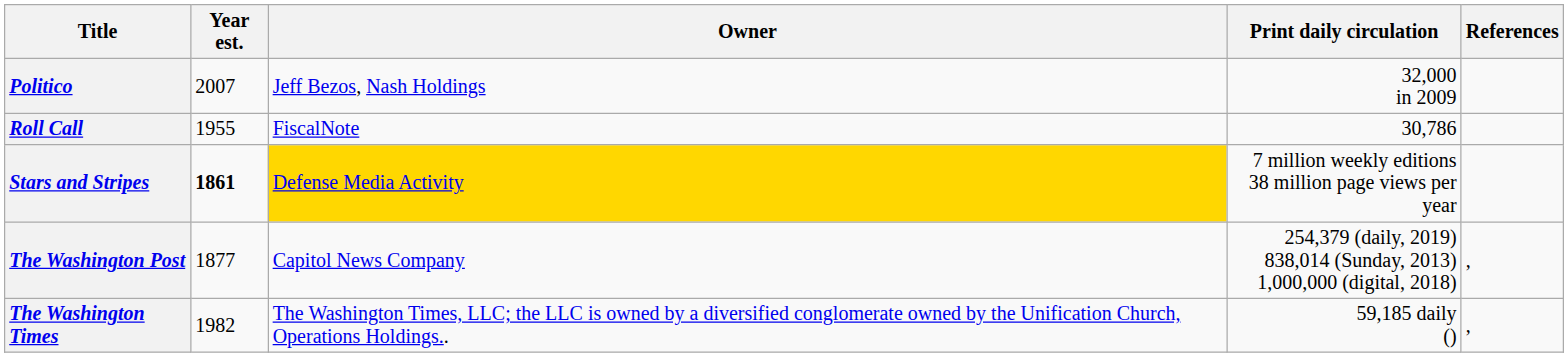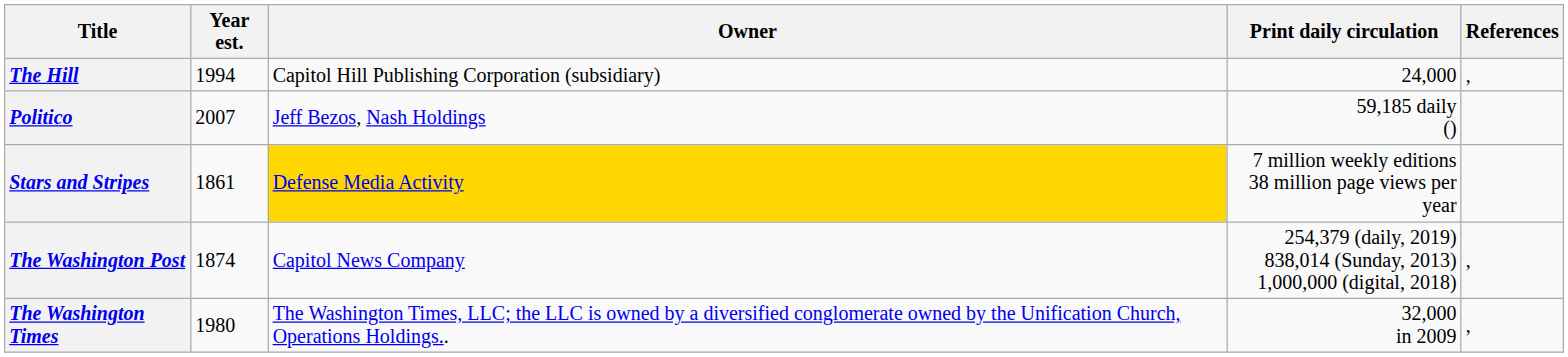+ row: (44, 74)
(1426, 85) 32,000 in 2009 -> (1407, 117) 59,185 daily ()
- row: (46, 128)
(215, 183) bold -> (215, 183) normal
(215, 259) 1877 -> (215, 259) 1874
(215, 325) 1982 -> (215, 325) 1980
(1407, 325) 59,185 daily () -> (1426, 325) 32,000 in 2009
